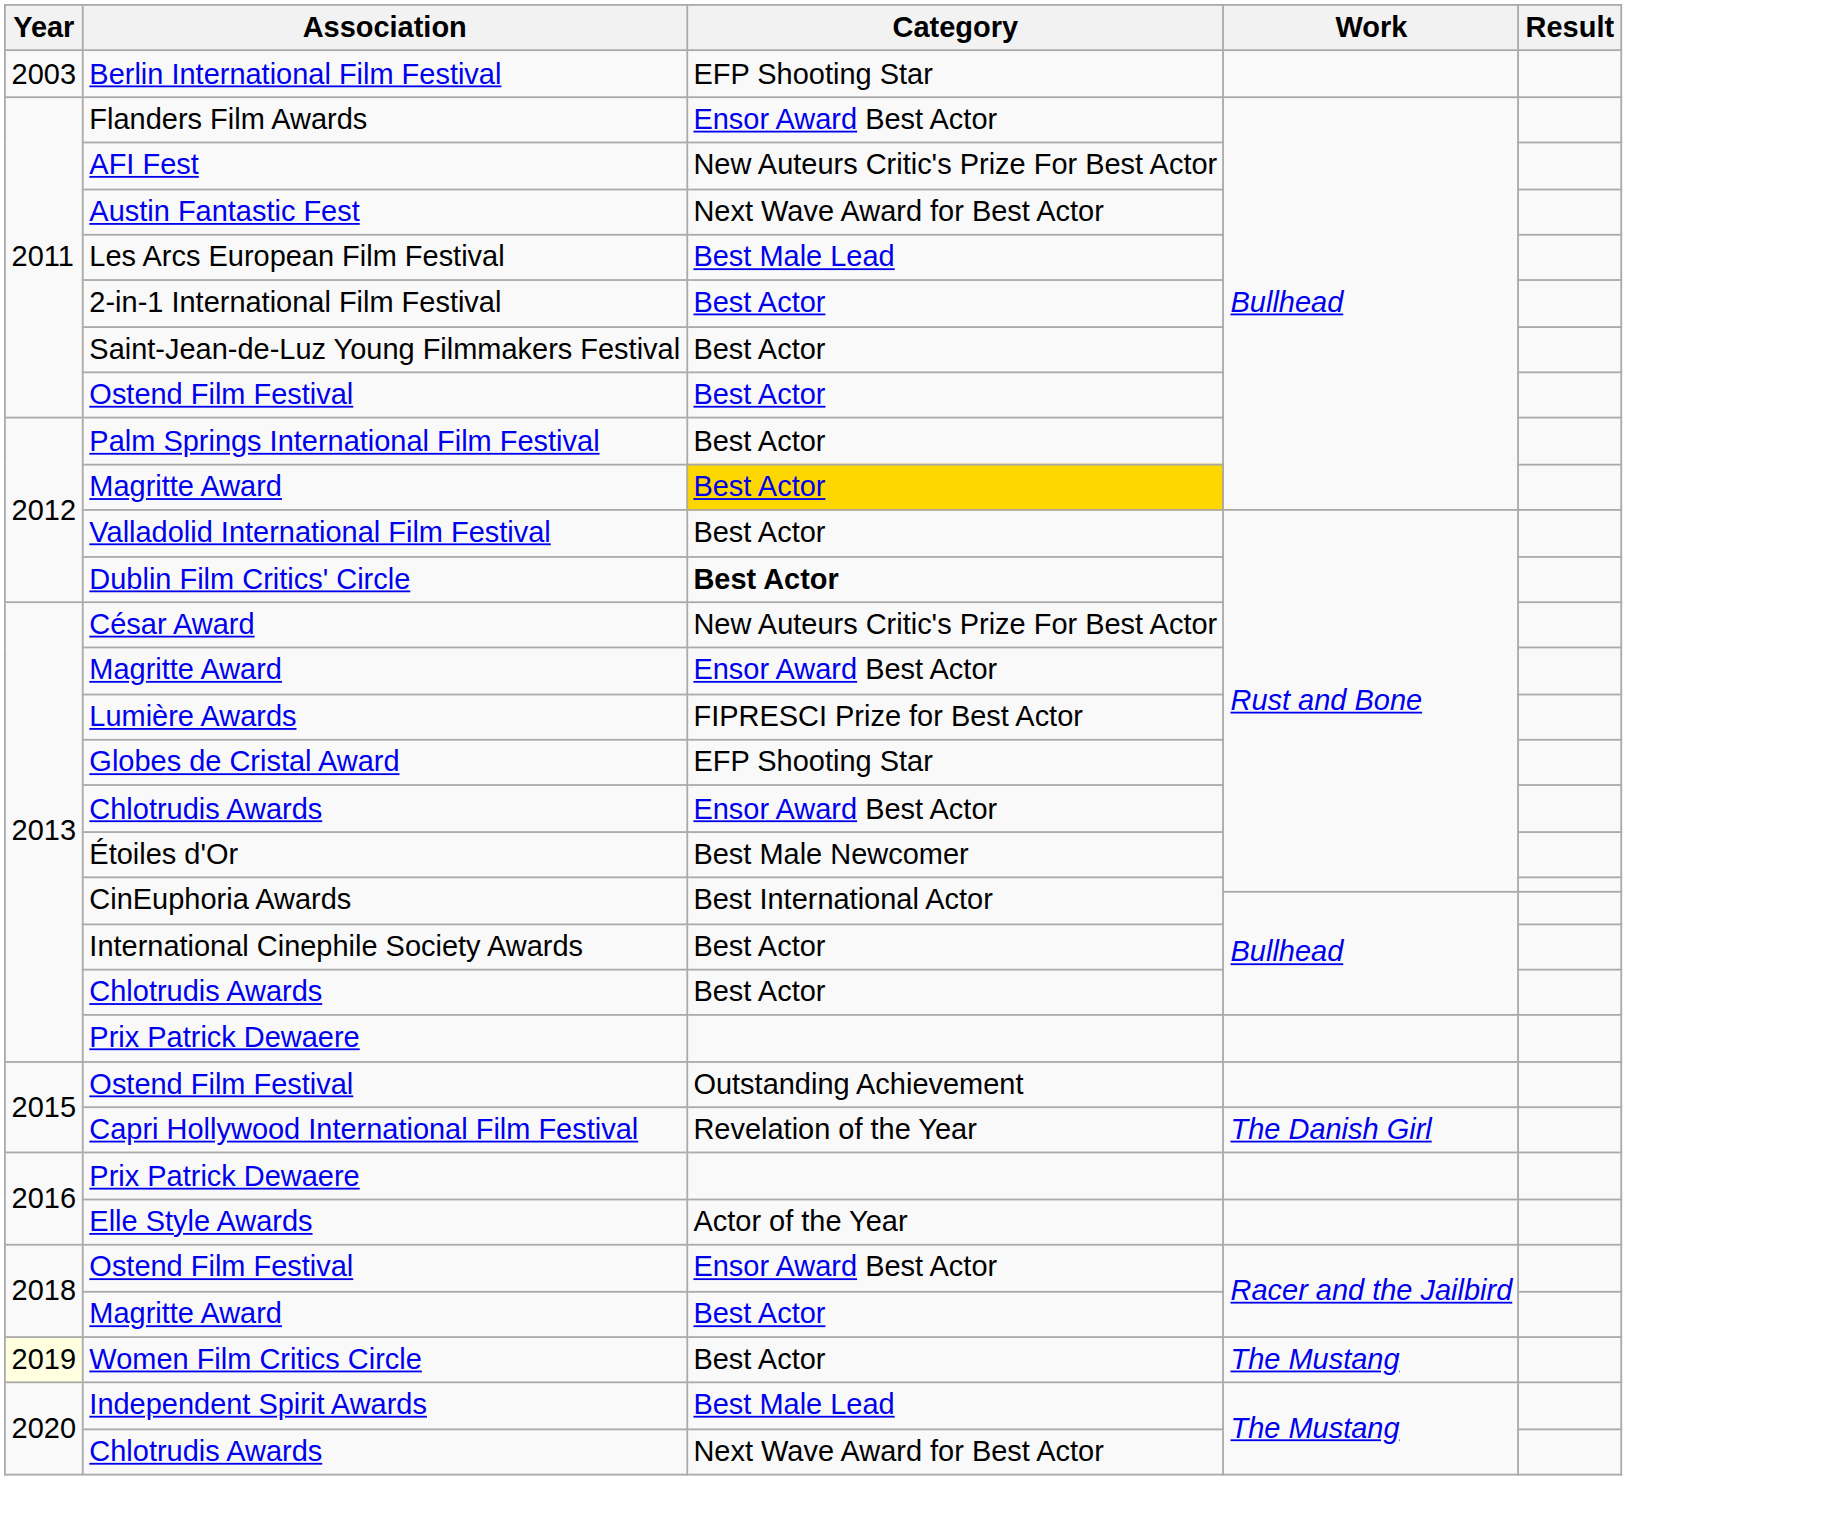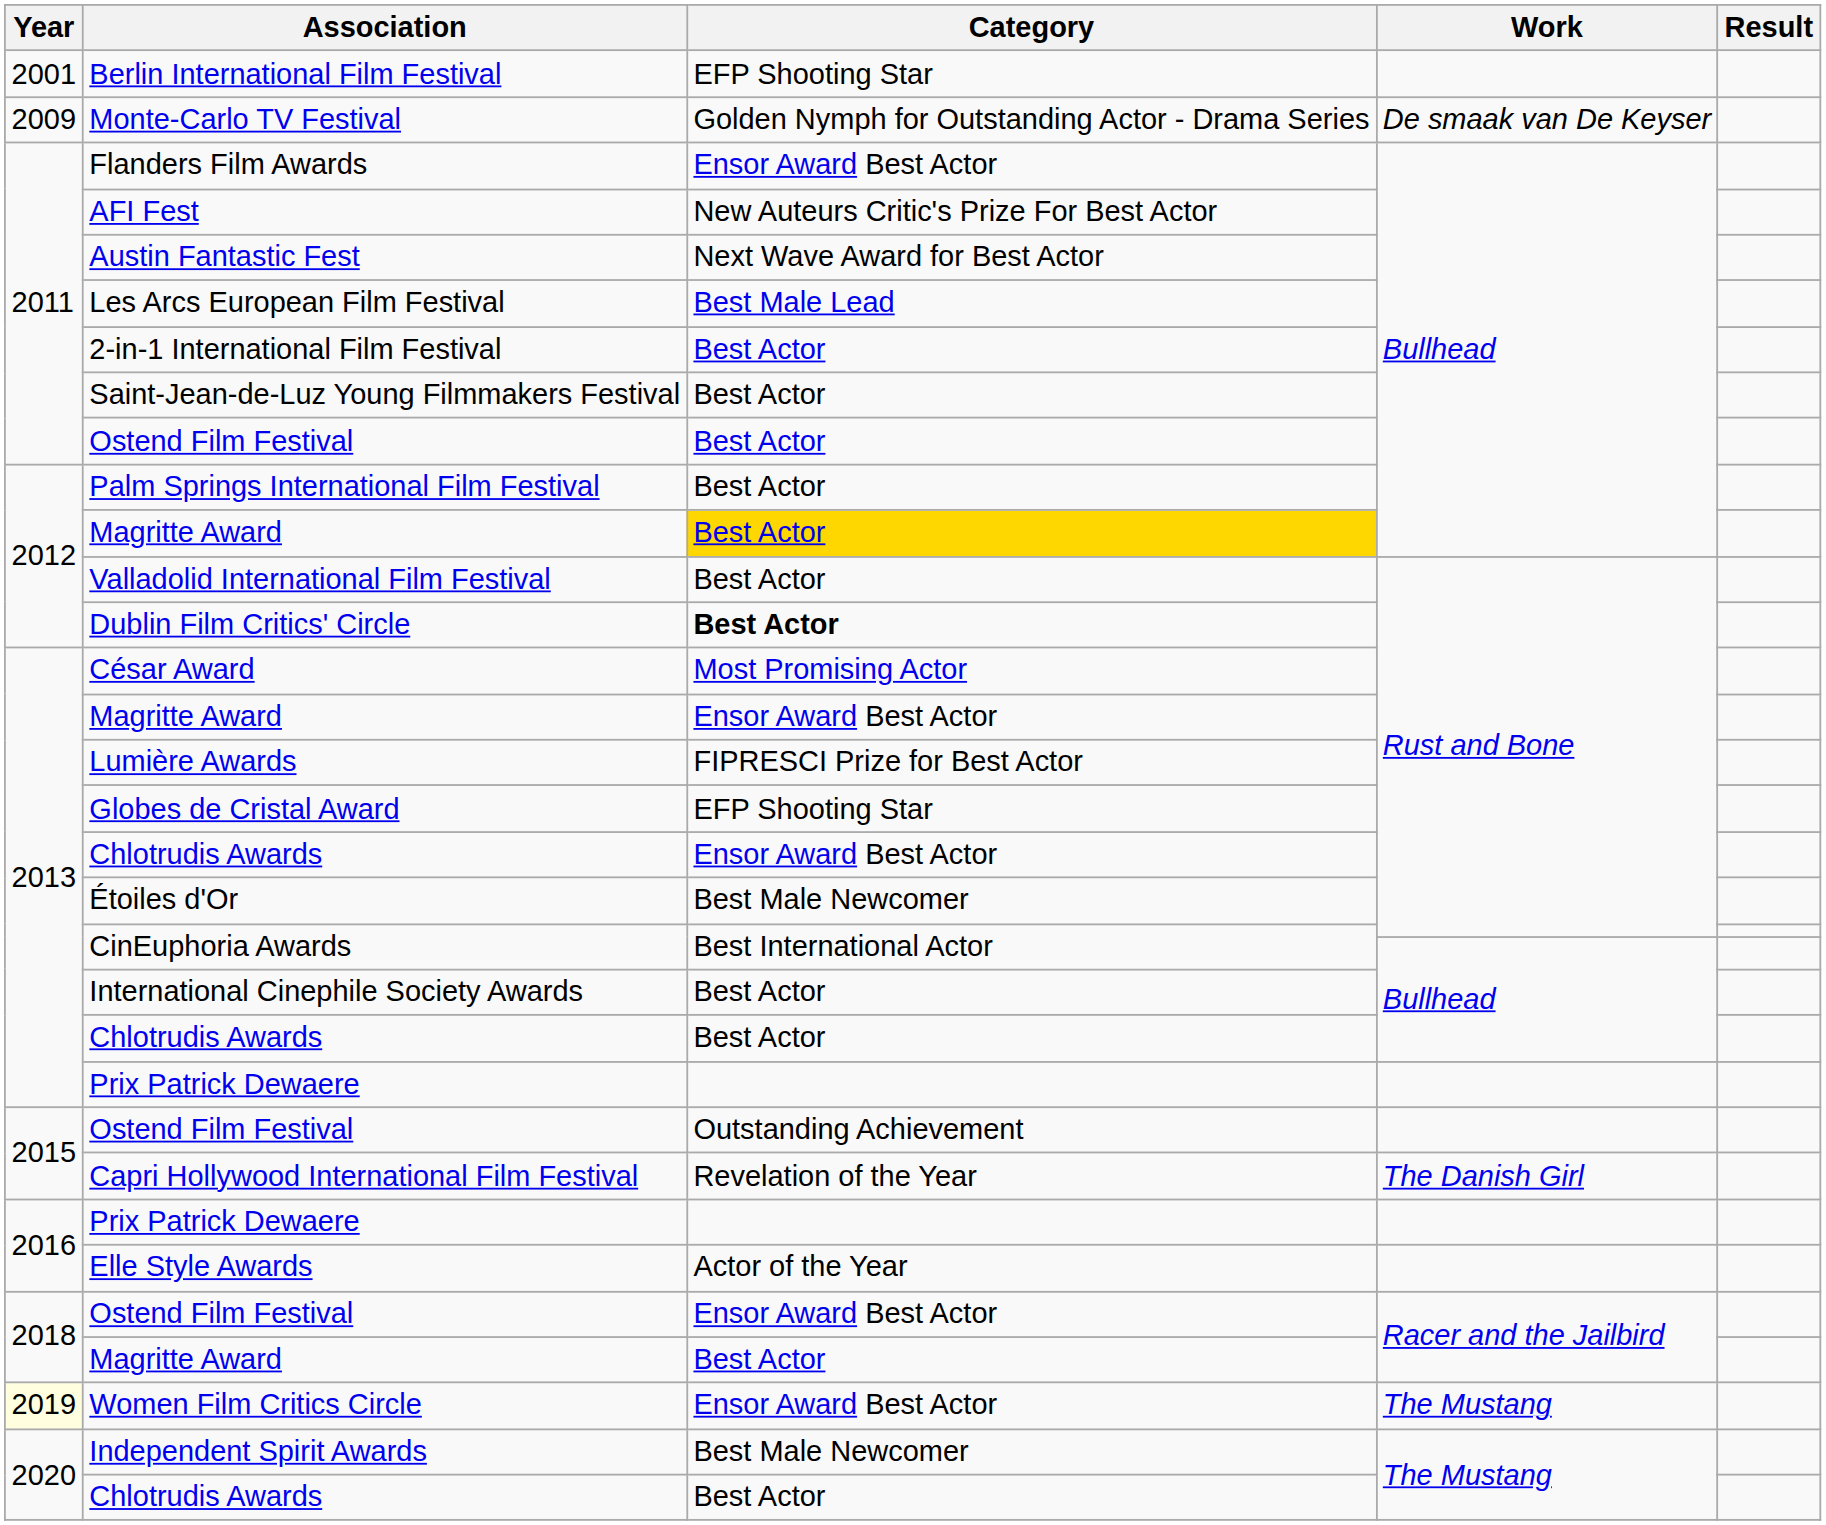(44, 73) 2003 -> (44, 73) 2001
+ row: (245, 119)
(955, 624) New Auteurs Critic's Prize For Best Actor -> (830, 670) Most Promising Actor
(759, 1359) Best Actor -> (845, 1405) Ensor Award Best Actor
(794, 1405) Best Male Lead -> (831, 1451) Best Male Newcomer
(899, 1451) Next Wave Award for Best Actor -> (759, 1497) Best Actor
